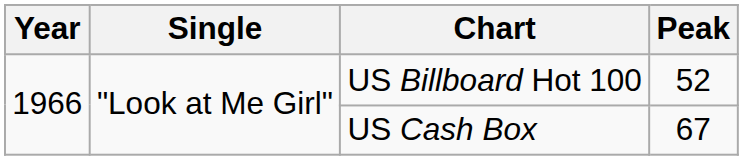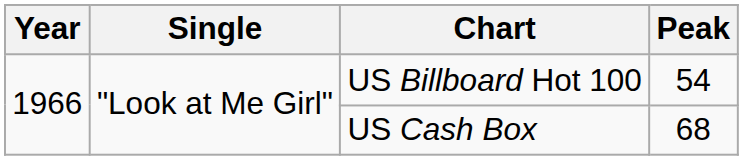(693, 79) 52 -> (693, 79) 54
(693, 129) 67 -> (693, 129) 68
